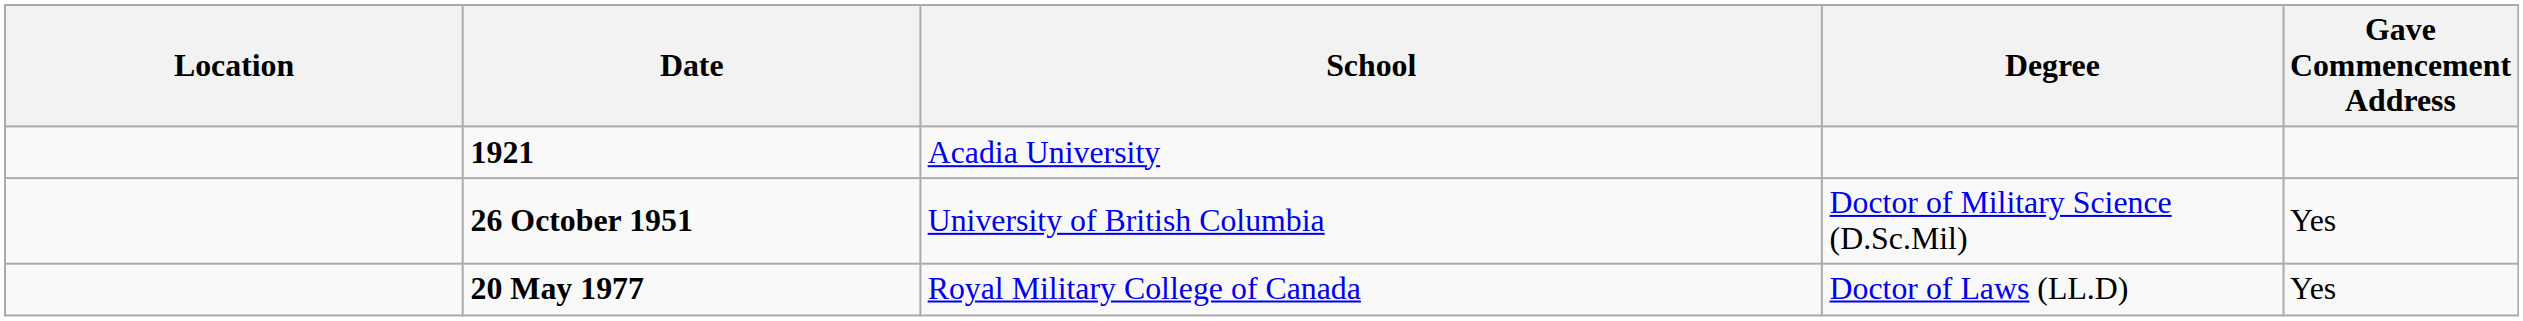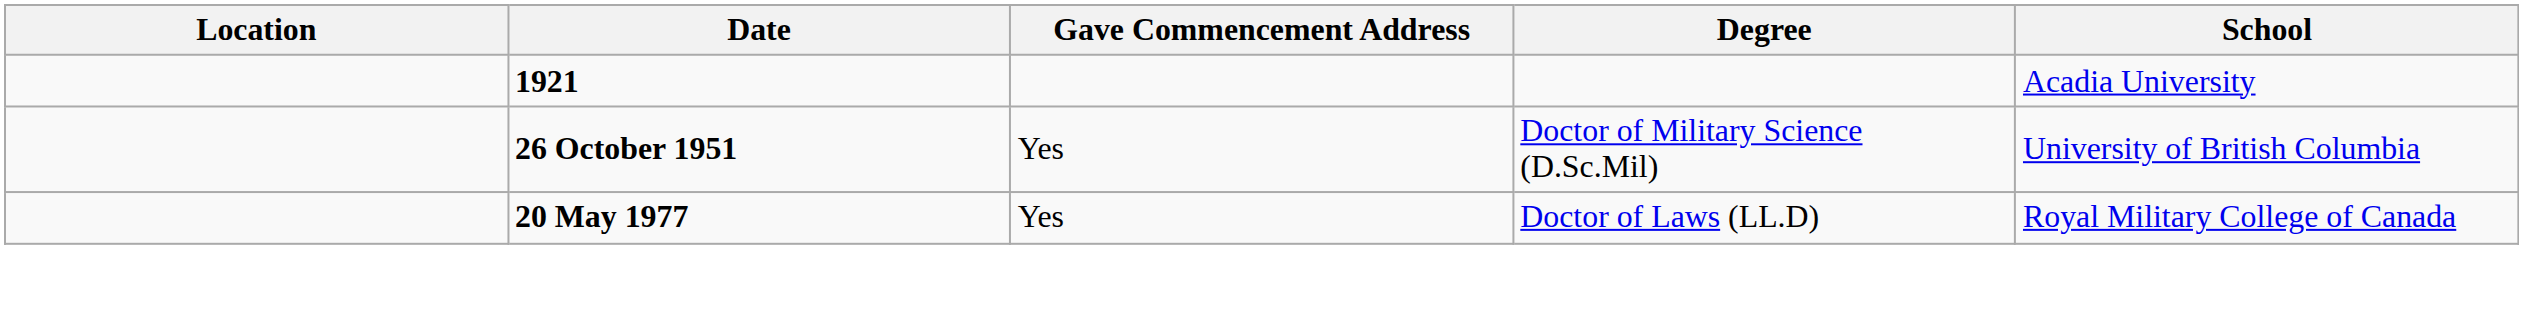columns swapped: (1371, 65) <-> (2400, 65)
